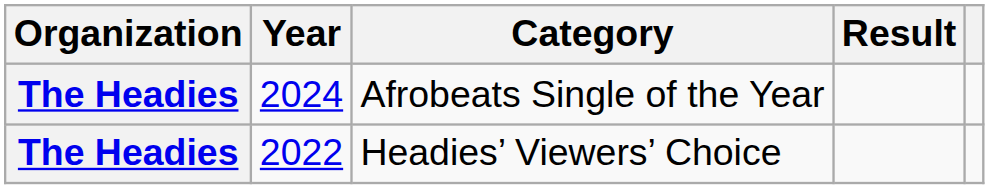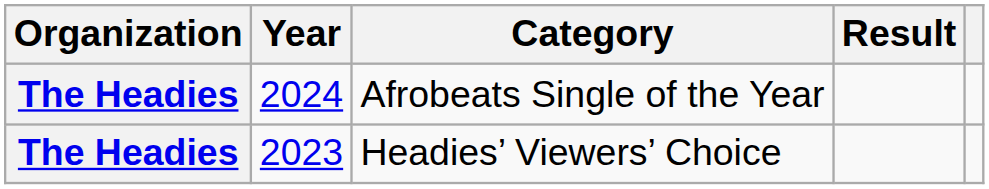(302, 152) 2022 -> (302, 152) 2023
